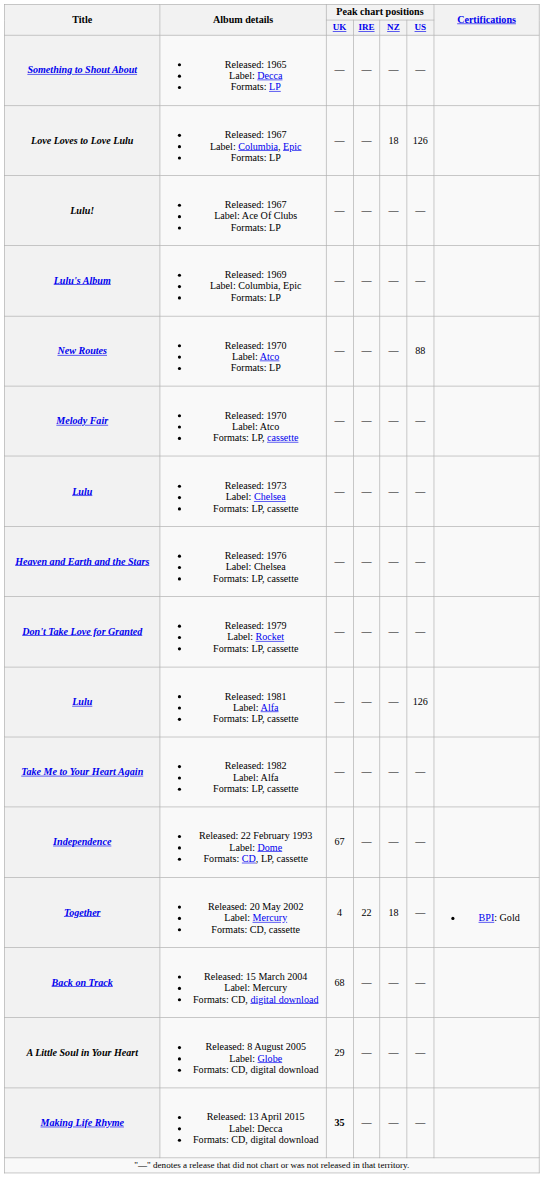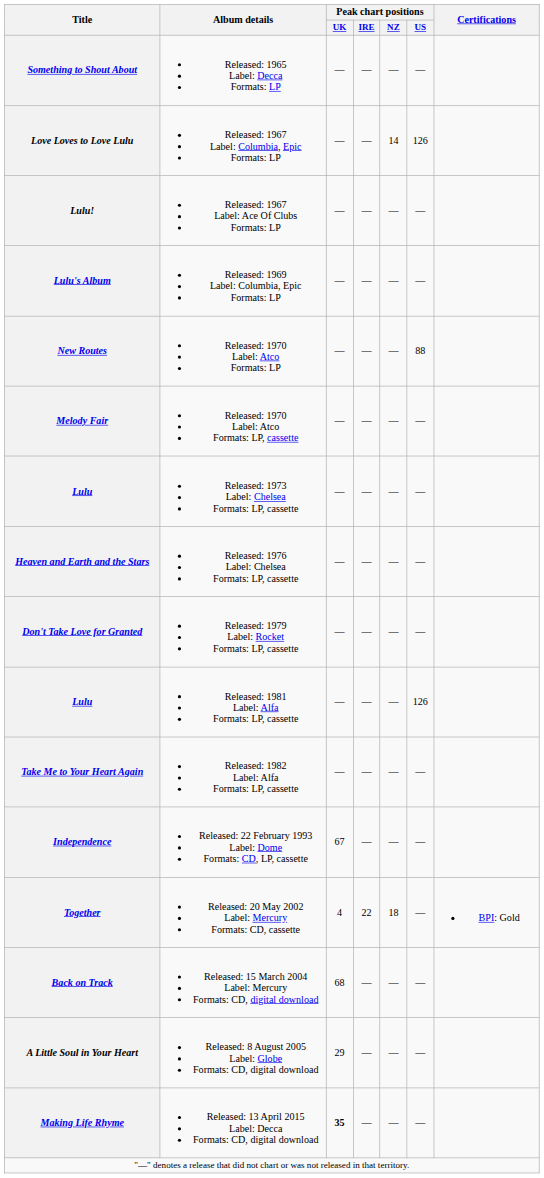(393, 140) 18 -> (393, 140) 14
